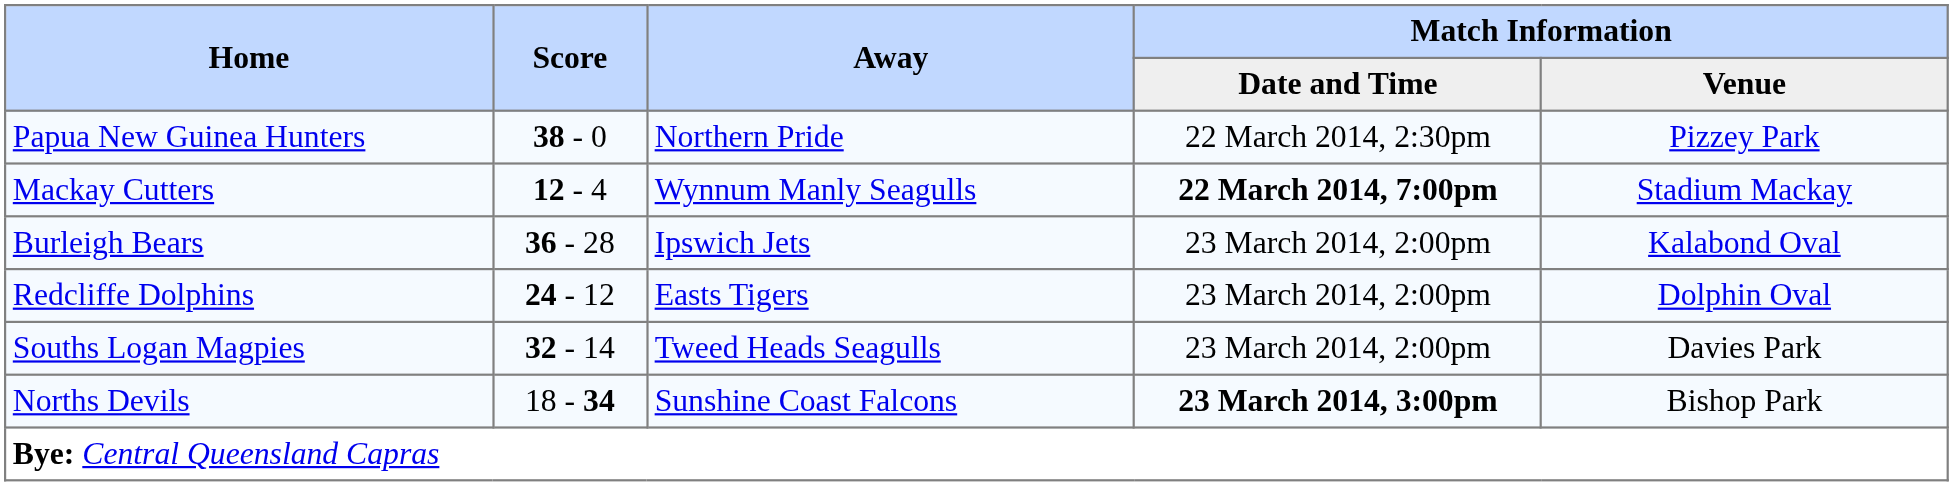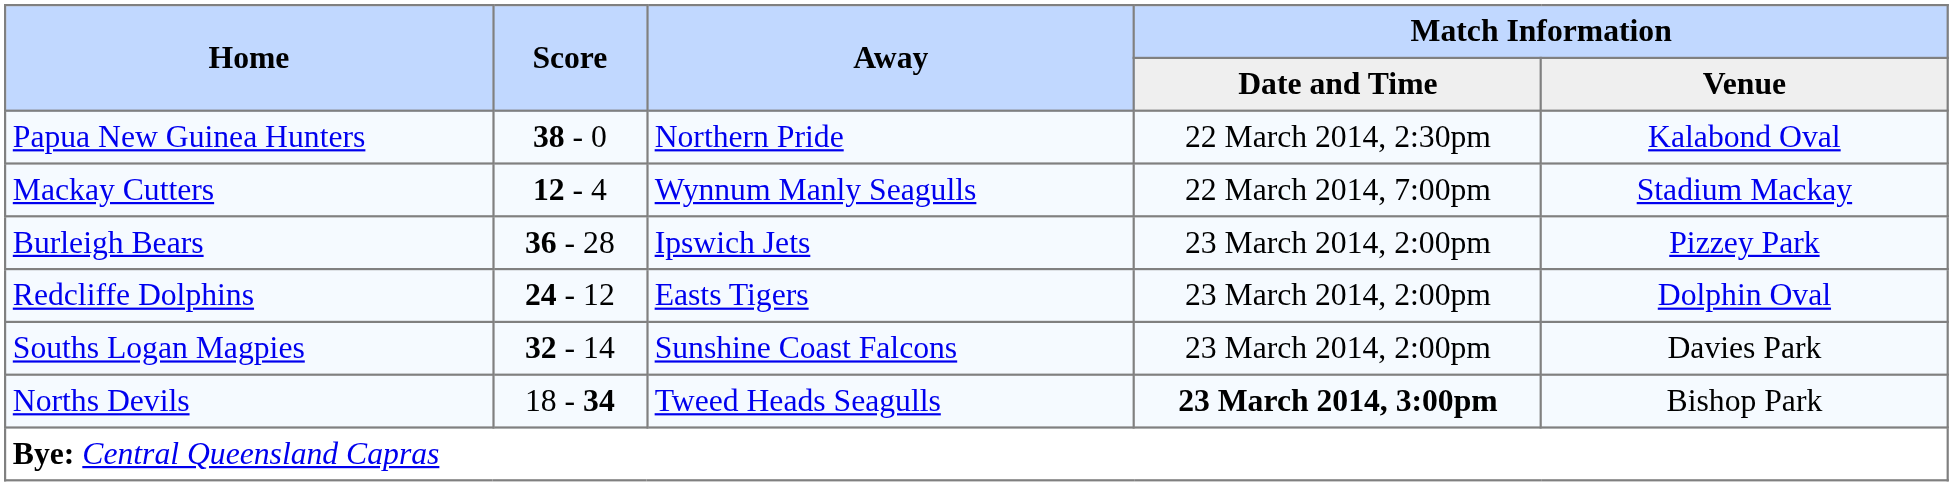(1744, 136) Pizzey Park -> (1744, 136) Kalabond Oval
(1338, 189) bold -> (1338, 189) normal
(1744, 242) Kalabond Oval -> (1744, 242) Pizzey Park
(798, 347) Tweed Heads Seagulls -> (806, 347) Sunshine Coast Falcons
(806, 400) Sunshine Coast Falcons -> (798, 400) Tweed Heads Seagulls
